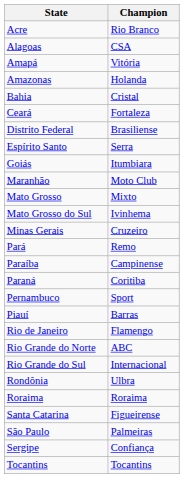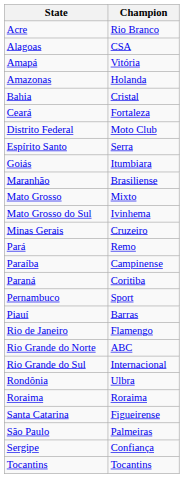(134, 130) Brasiliense -> (134, 130) Moto Club
(134, 180) Moto Club -> (134, 180) Brasiliense
